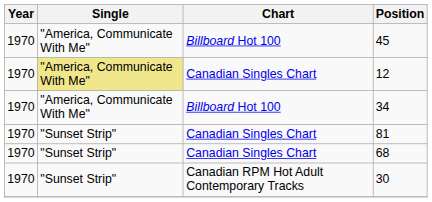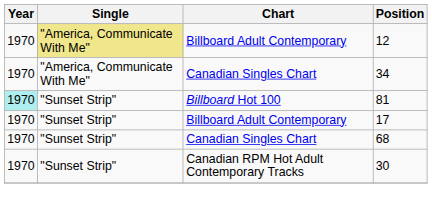- row: (383, 40)
(251, 74) Canadian Singles Chart -> (266, 40) Billboard Adult Contemporary
(233, 107) Billboard Hot 100 -> (251, 74) Canadian Singles Chart
(21, 134) no background -> (21, 100) paleturquoise background
(251, 134) Canadian Singles Chart -> (233, 100) Billboard Hot 100
+ row: (383, 120)
